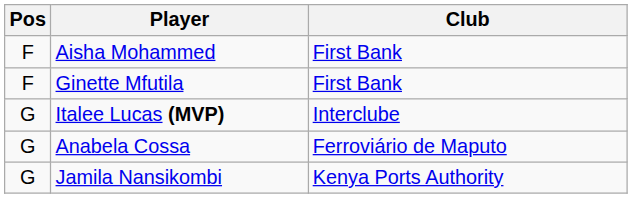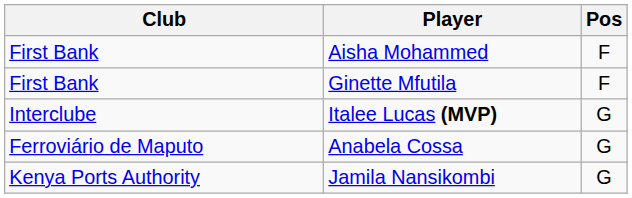columns swapped: (28, 20) <-> (468, 20)
